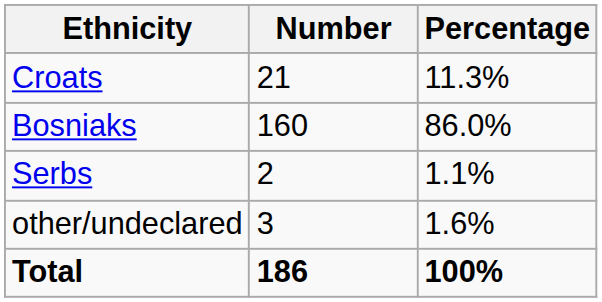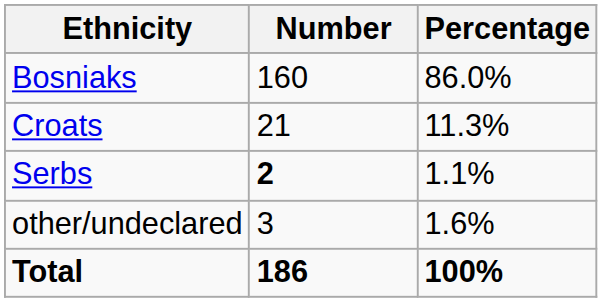rows swapped: (74, 126) <-> (57, 77)
(265, 175) normal -> (265, 175) bold
